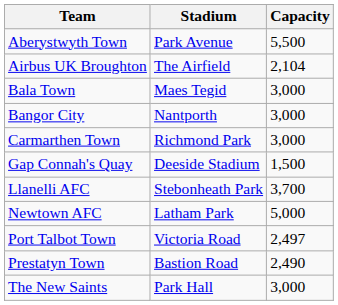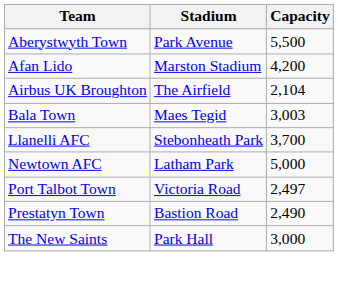+ row: (40, 66)
(288, 90) 3,000 -> (288, 115) 3,003
- row: (46, 115)
- row: (64, 139)
- row: (70, 164)
